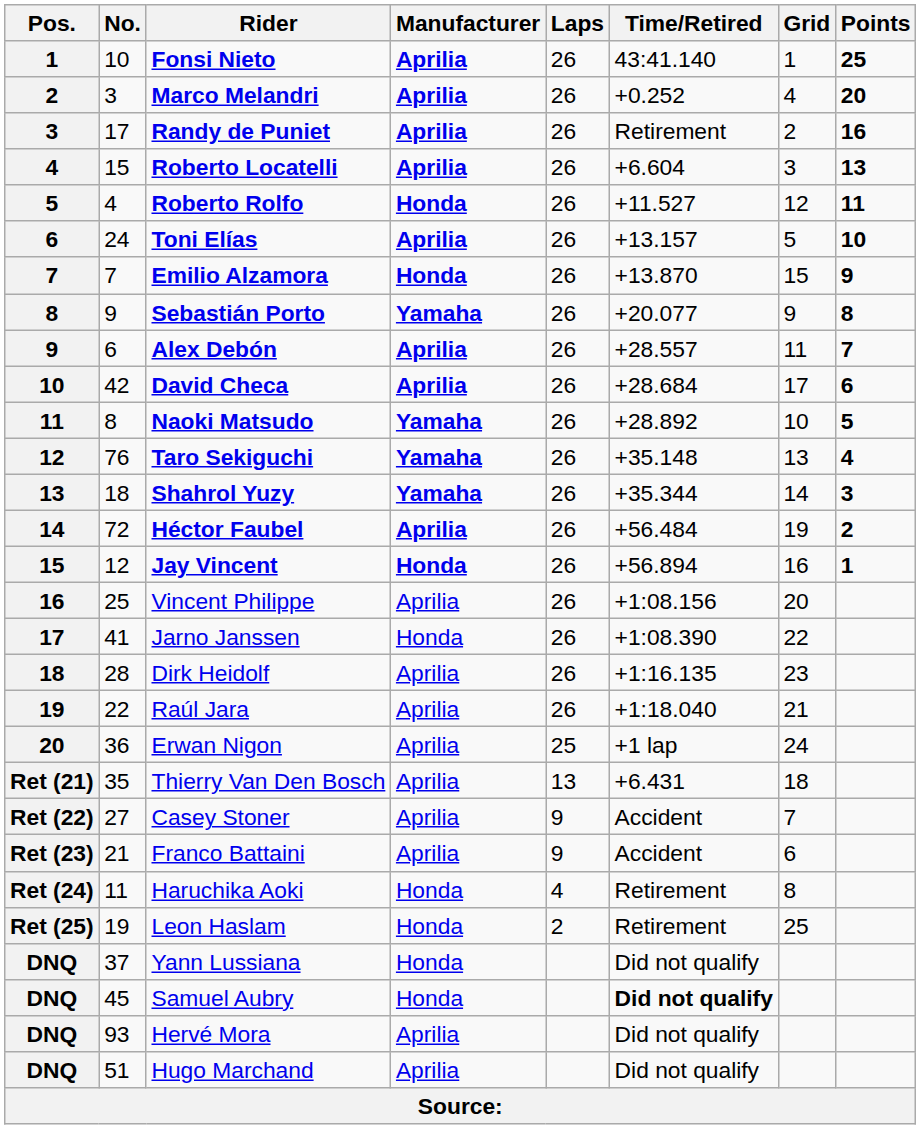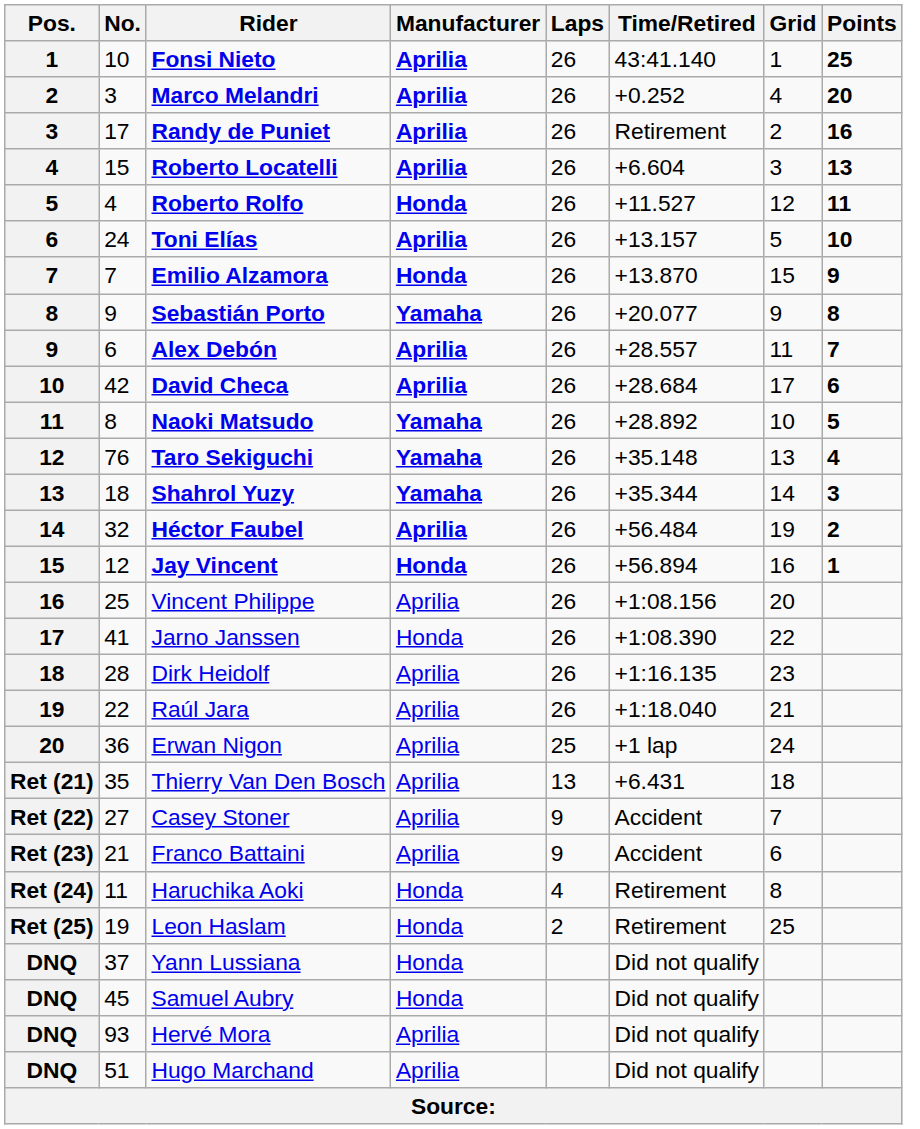(117, 528) 72 -> (117, 528) 32
(694, 998) bold -> (687, 998) normal
